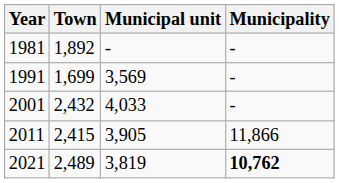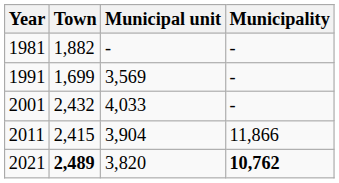(74, 47) 1,892 -> (74, 47) 1,882
(126, 134) 3,905 -> (126, 134) 3,904
(74, 163) normal -> (74, 163) bold
(126, 163) 3,819 -> (126, 163) 3,820
